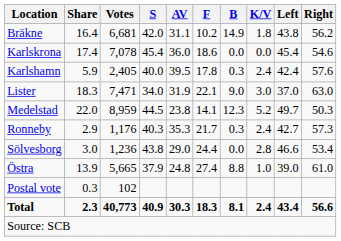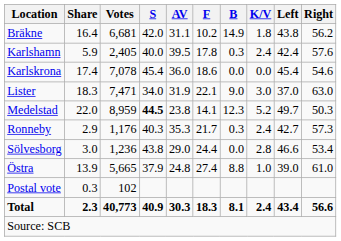rows swapped: (34, 71) <-> (34, 52)
(153, 110) normal -> (153, 110) bold
